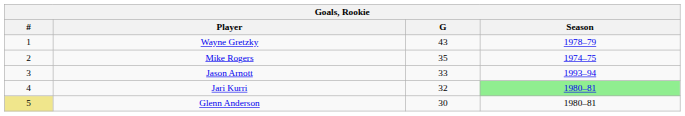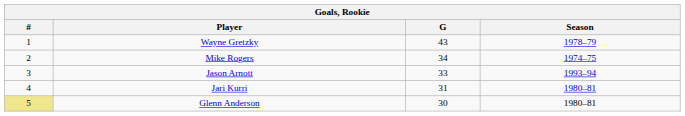(443, 58) 35 -> (443, 58) 34
(443, 88) 32 -> (443, 88) 31
(580, 88) lightgreen background -> (580, 88) no background
